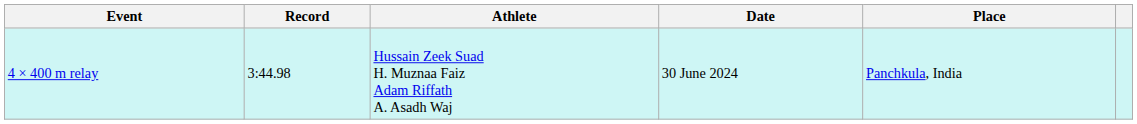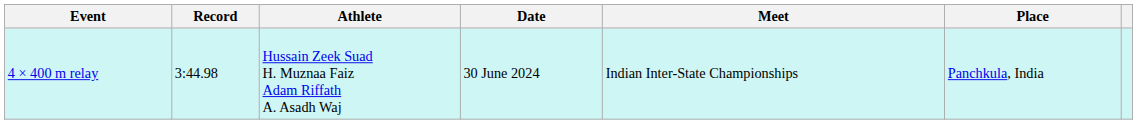+ column: (773, 16)
